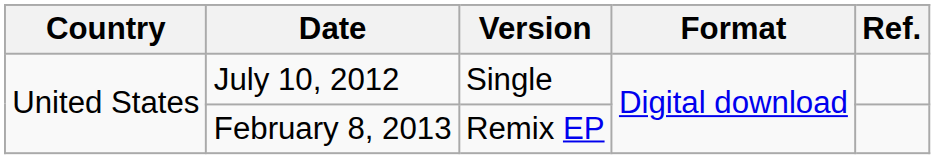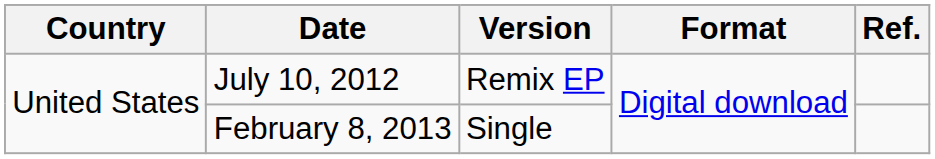(509, 78) Single -> (535, 78) Remix EP
(535, 128) Remix EP -> (509, 128) Single
